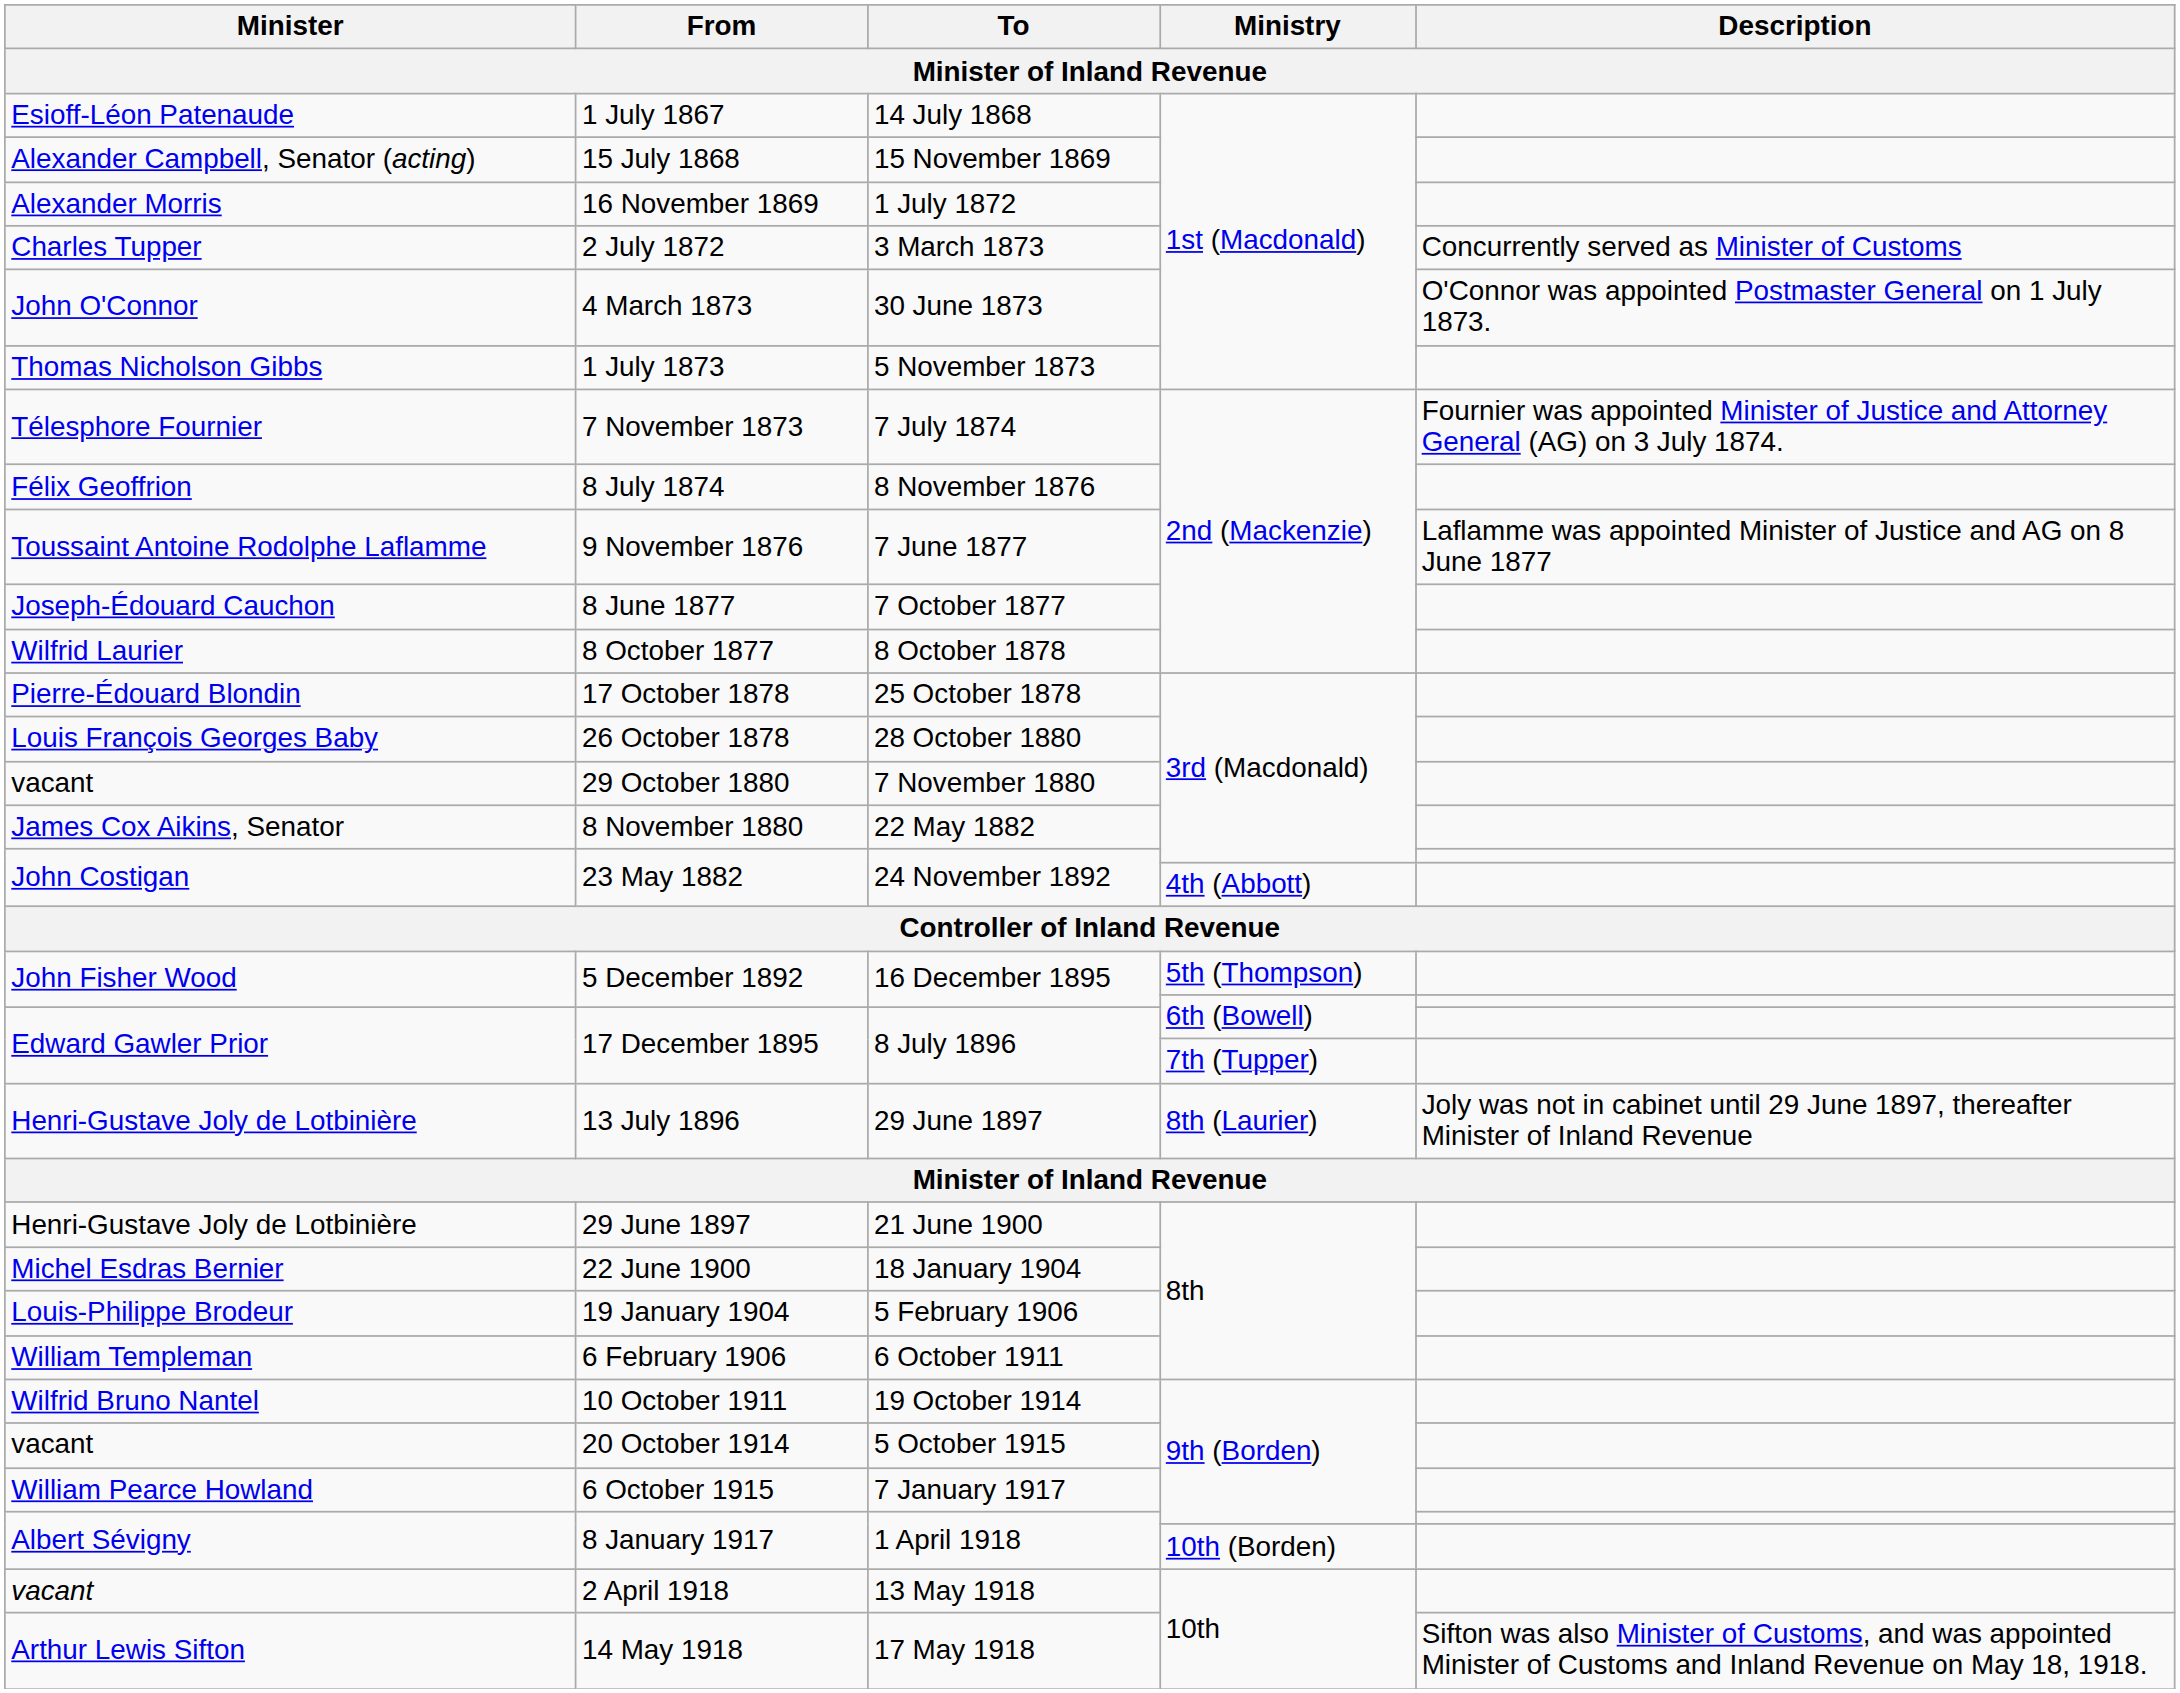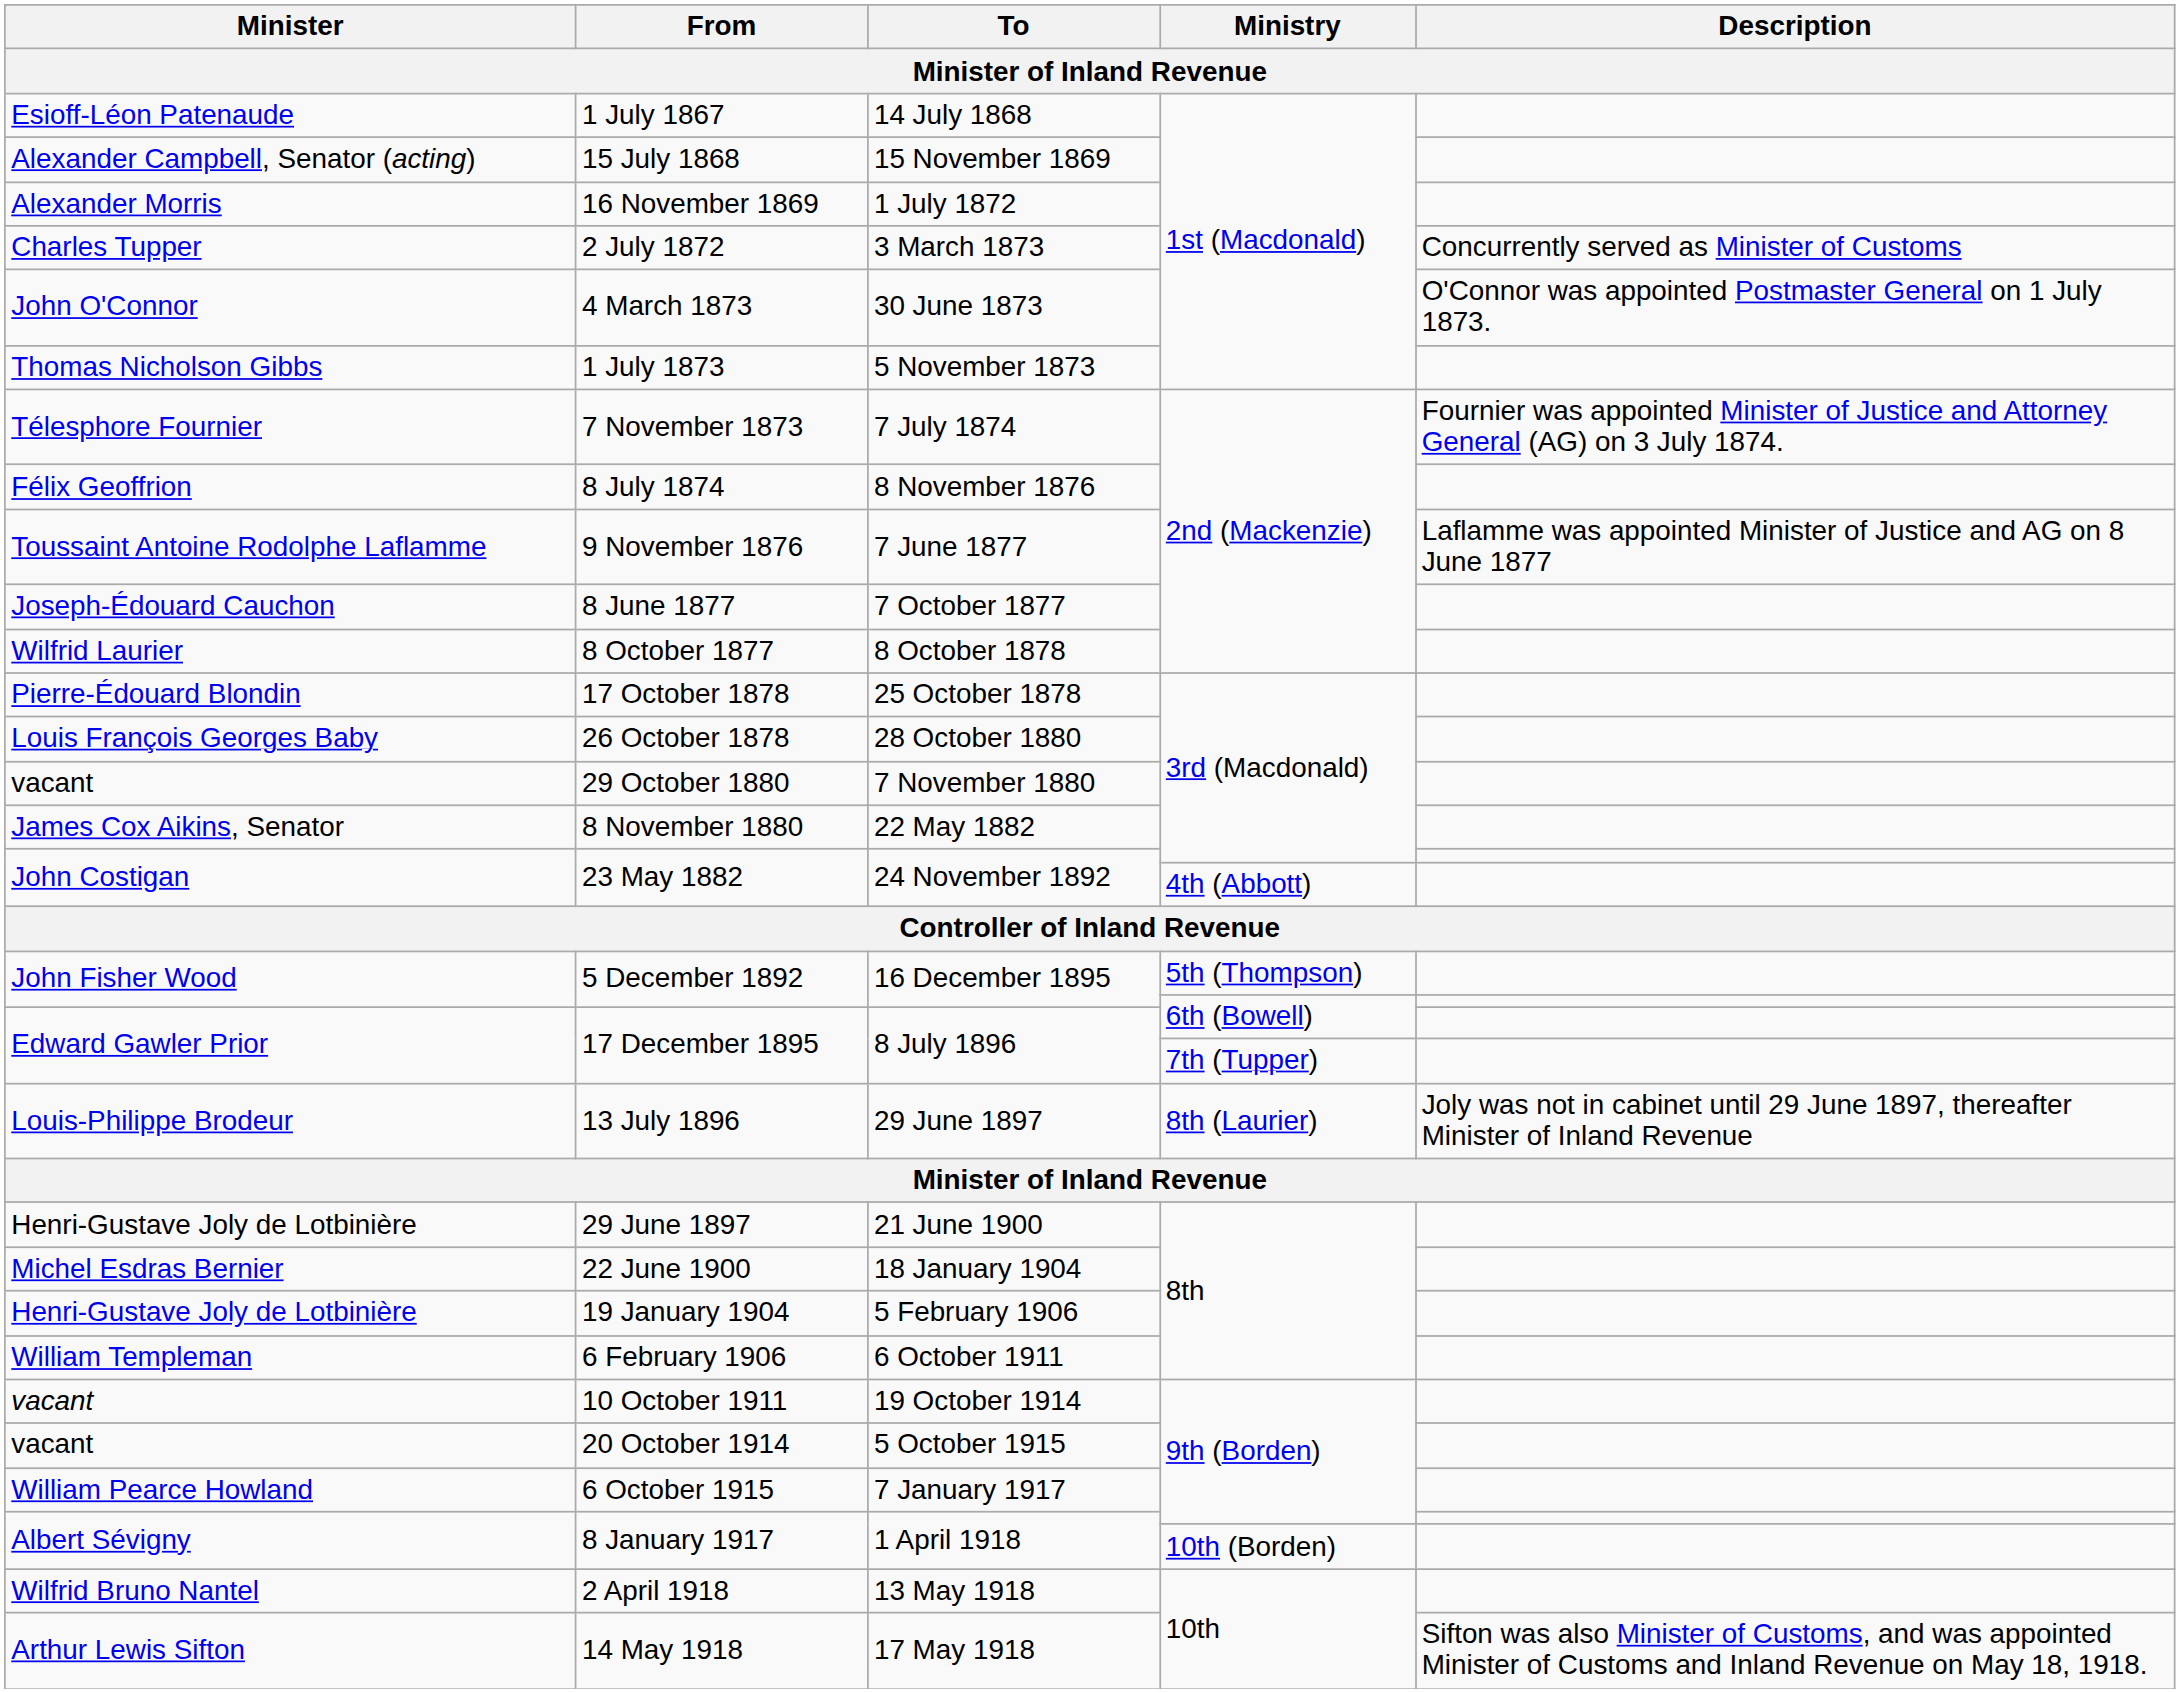(214, 1120) Henri-Gustave Joly de Lotbinière -> (152, 1120) Louis-Philippe Brodeur
(152, 1312) Louis-Philippe Brodeur -> (214, 1312) Henri-Gustave Joly de Lotbinière
(135, 1400) Wilfrid Bruno Nantel -> (52, 1400) vacant
(52, 1590) vacant -> (135, 1590) Wilfrid Bruno Nantel
